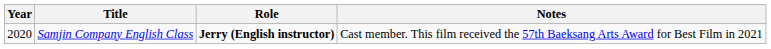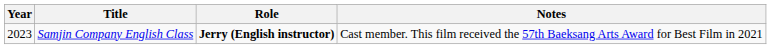(20, 33) 2020 -> (20, 33) 2023
